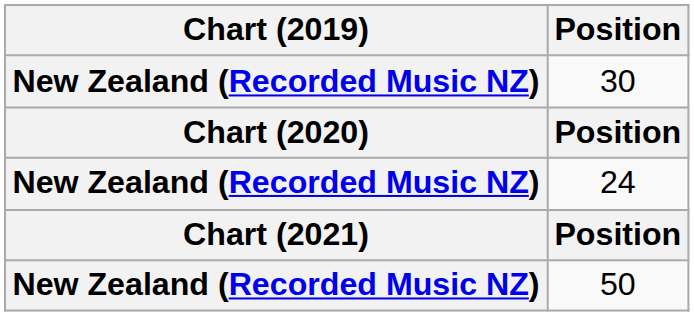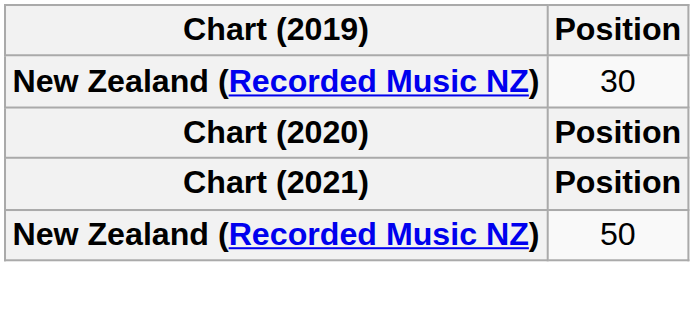- row: (618, 183)
